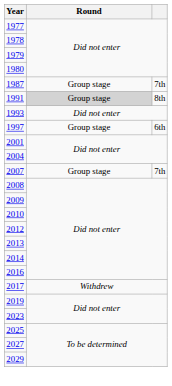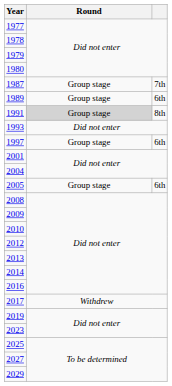+ row: (15, 99)
+ row: (15, 185)
- row: (15, 171)
